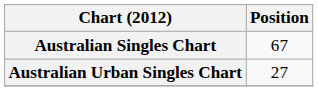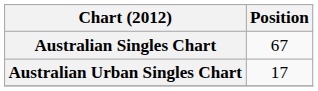(279, 72) 27 -> (279, 72) 17
